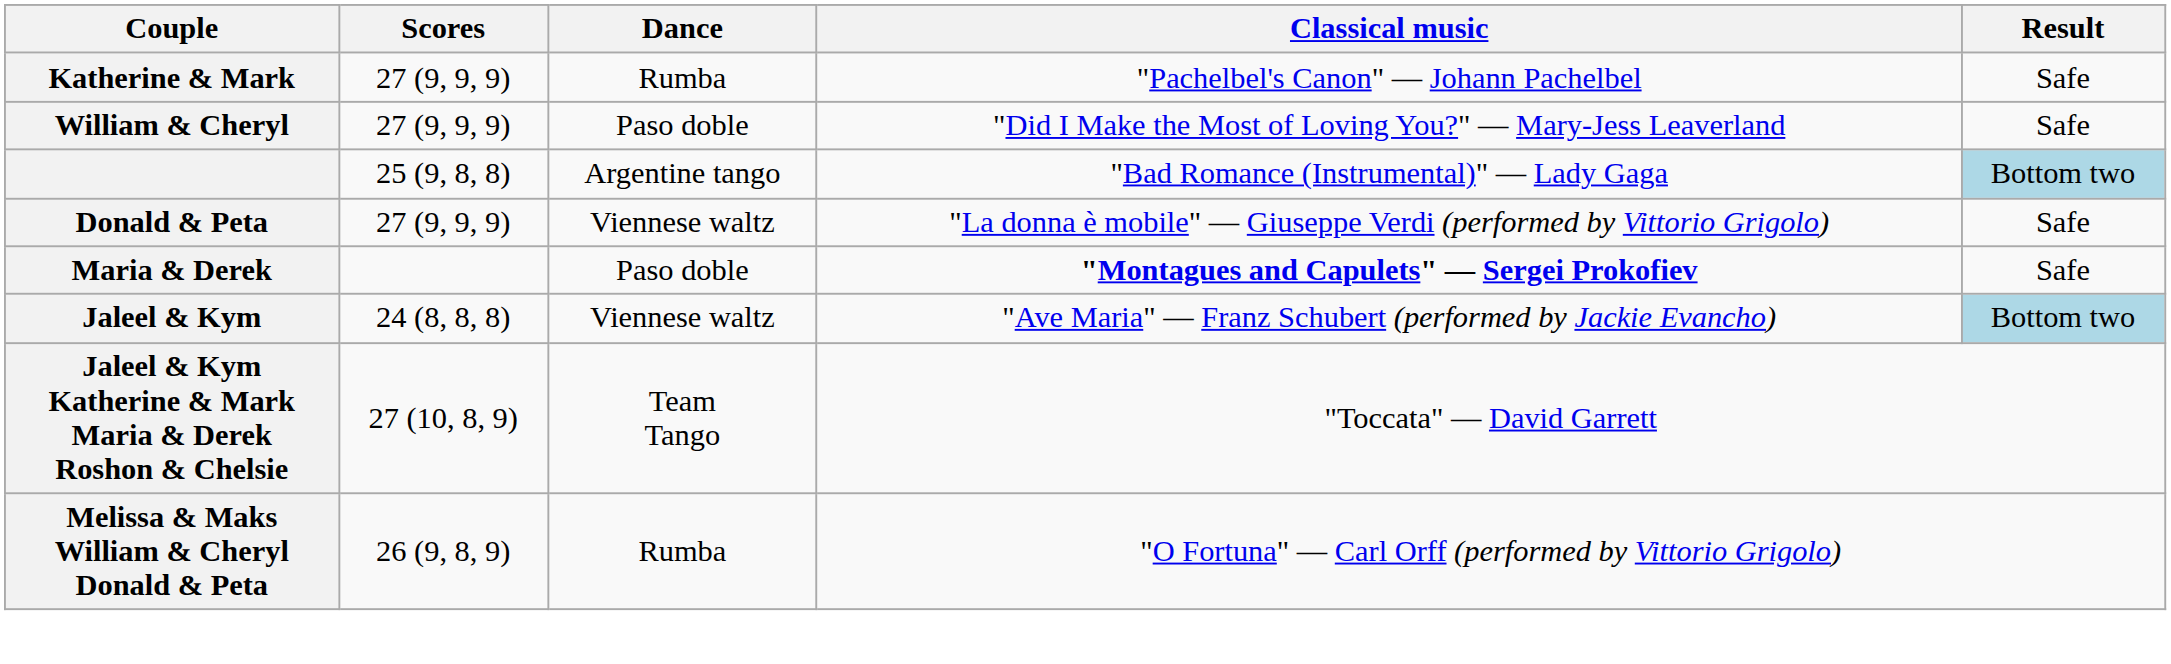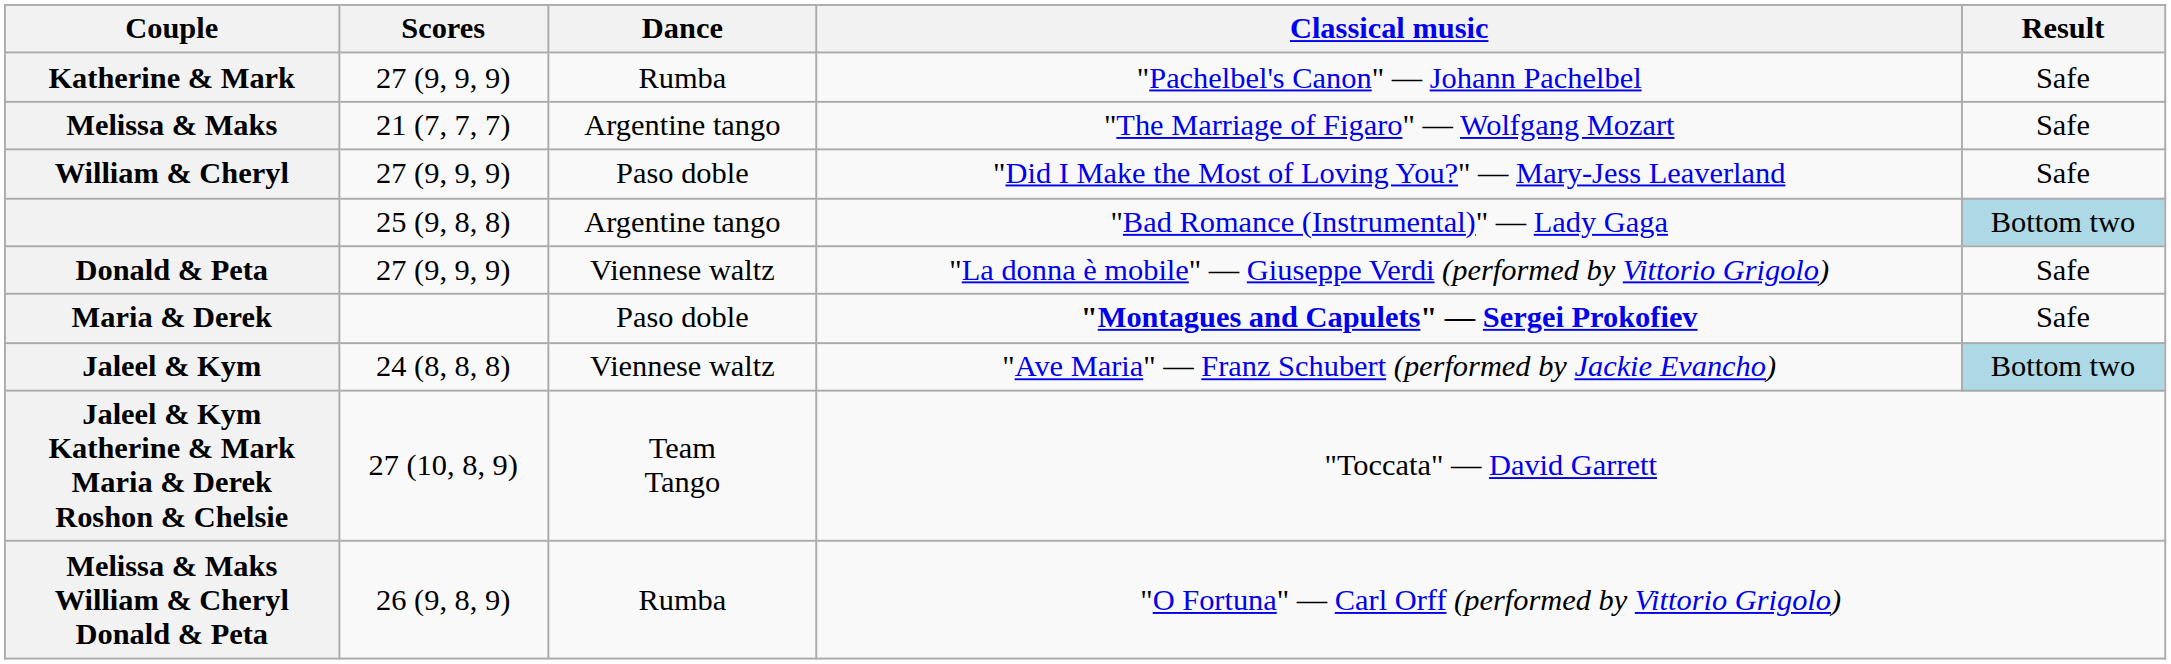+ row: (172, 125)
